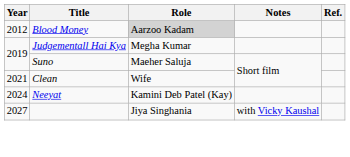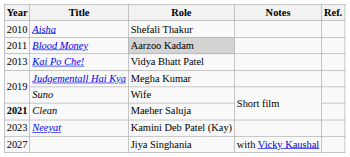+ row: (44, 29)
(17, 29) 2012 -> (17, 45) 2011
+ row: (58, 62)
(161, 62) Maeher Saluja -> (141, 95) Wife
(17, 78) normal -> (17, 111) bold
(141, 78) Wife -> (161, 111) Maeher Saluja
(17, 95) 2024 -> (17, 128) 2023
